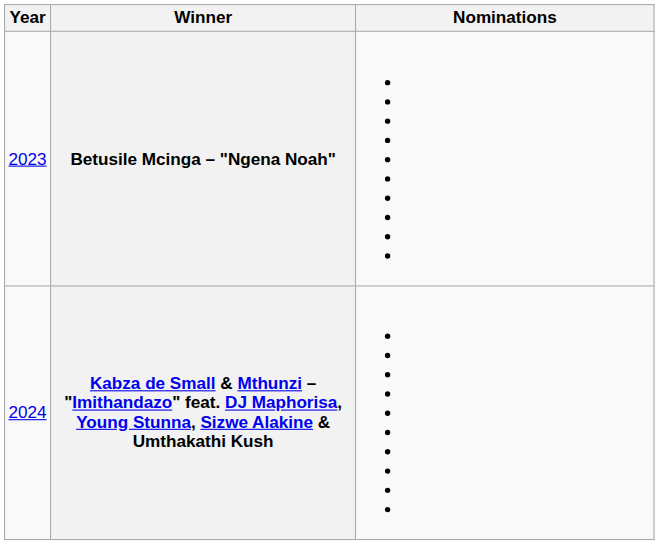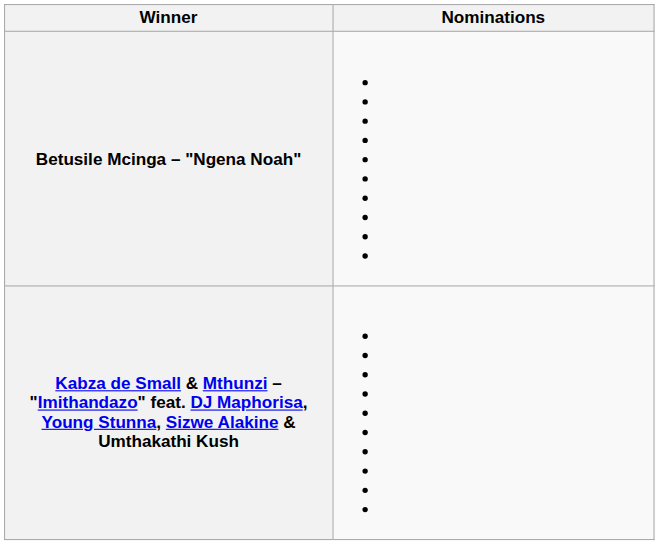- column: (28, 18)
